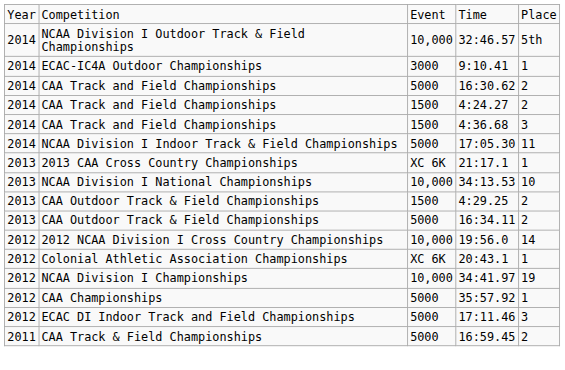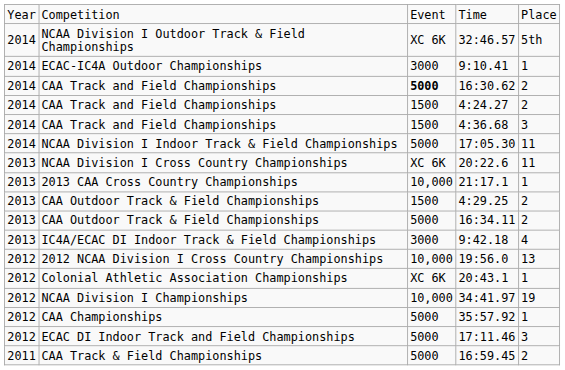(432, 40) 10,000 -> (428, 40) XC 6K
(424, 86) normal -> (424, 86) bold
+ row: (483, 163)
(428, 163) XC 6K -> (432, 182) 10,000
- row: (487, 182)
+ row: (483, 240)
(528, 240) 14 -> (528, 259) 13
